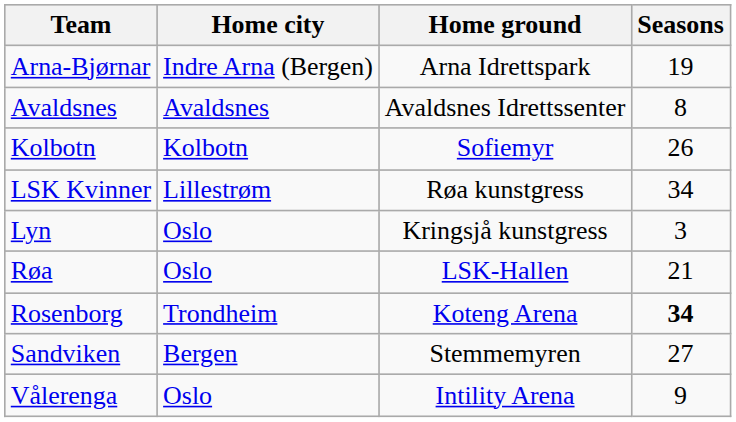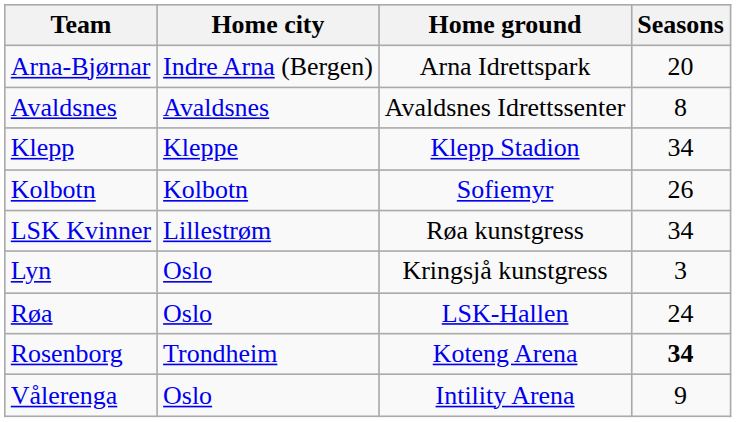(681, 66) 19 -> (681, 66) 20
+ row: (42, 148)
(681, 271) 21 -> (681, 312) 24
- row: (65, 353)
